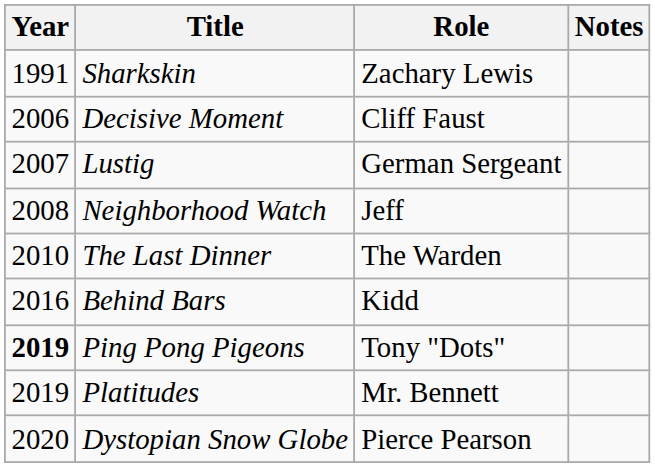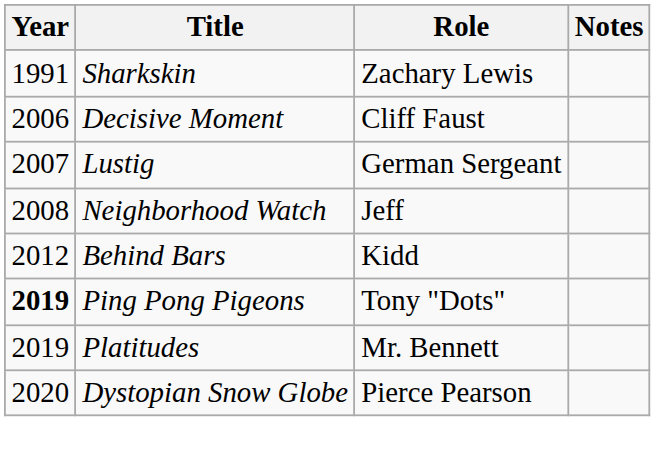- row: (177, 255)
(40, 301) 2016 -> (40, 255) 2012
